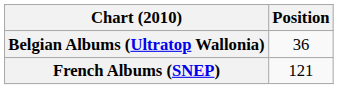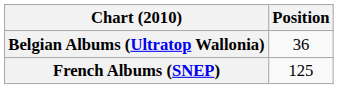(301, 70) 121 -> (301, 70) 125
